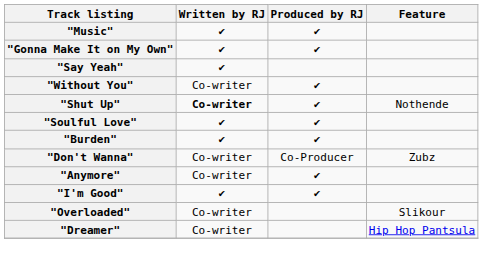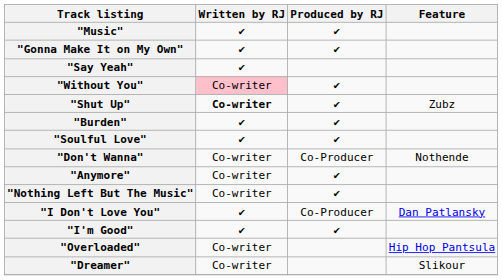(222, 85) no background -> (242, 85) pink background
(422, 103) Nothende -> (442, 103) Zubz
rows swapped: (90, 139) <-> (90, 121)
(422, 158) Zubz -> (442, 158) Nothende
+ row: (100, 194)
+ row: (100, 212)
(422, 212) Slikour -> (442, 248) Hip Hop Pantsula
(422, 230) Hip Hop Pantsula -> (442, 266) Slikour
